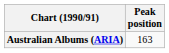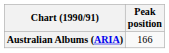(145, 39) 163 -> (145, 39) 166
